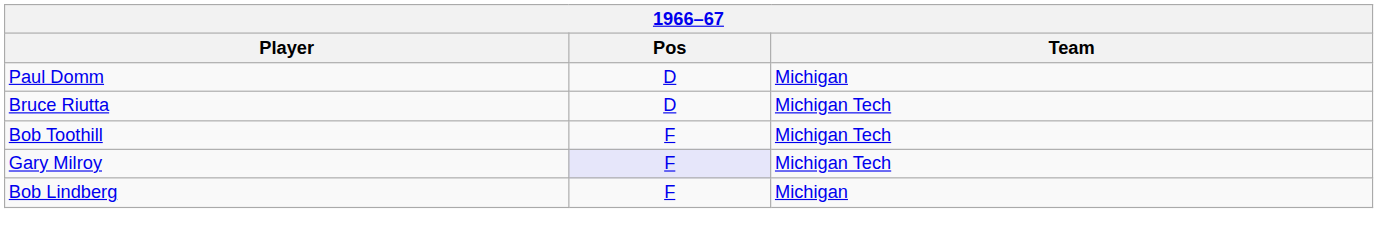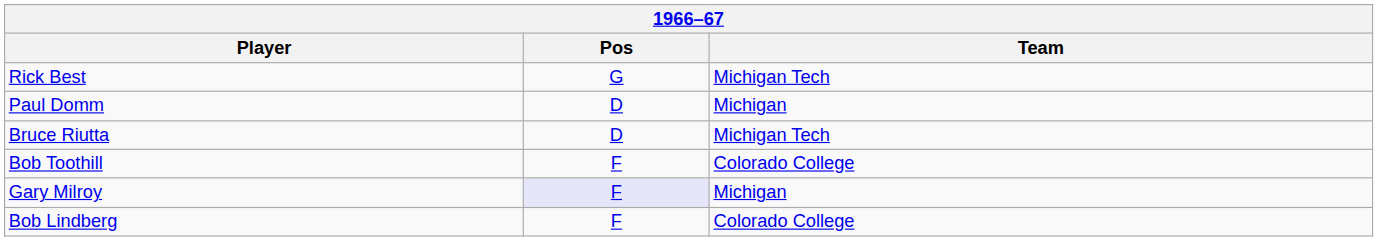+ row: (47, 76)
(833, 134) Michigan Tech -> (784, 163) Colorado College
(833, 163) Michigan Tech -> (750, 192) Michigan
(811, 192) Michigan -> (784, 221) Colorado College
